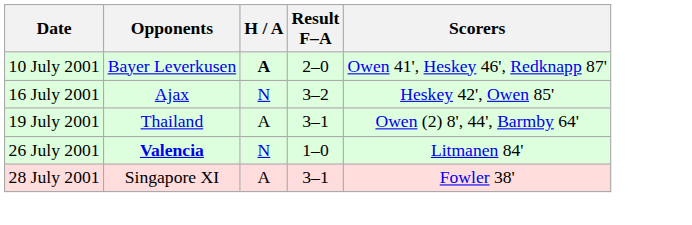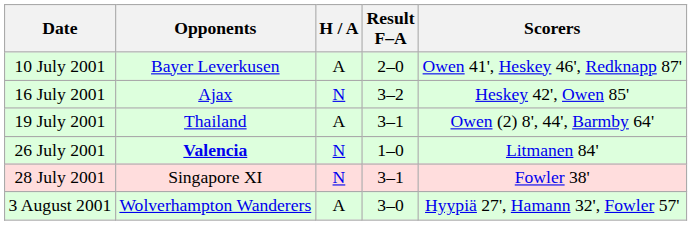(264, 66) bold -> (339, 66) normal
(264, 177) A -> (339, 177) N
+ row: (60, 205)
